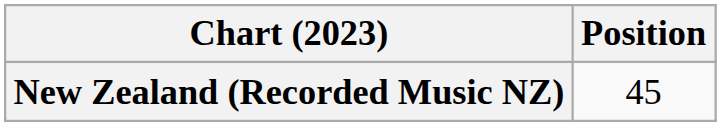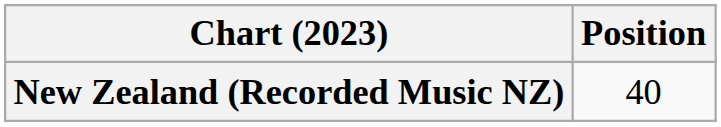(644, 90) 45 -> (644, 90) 40
